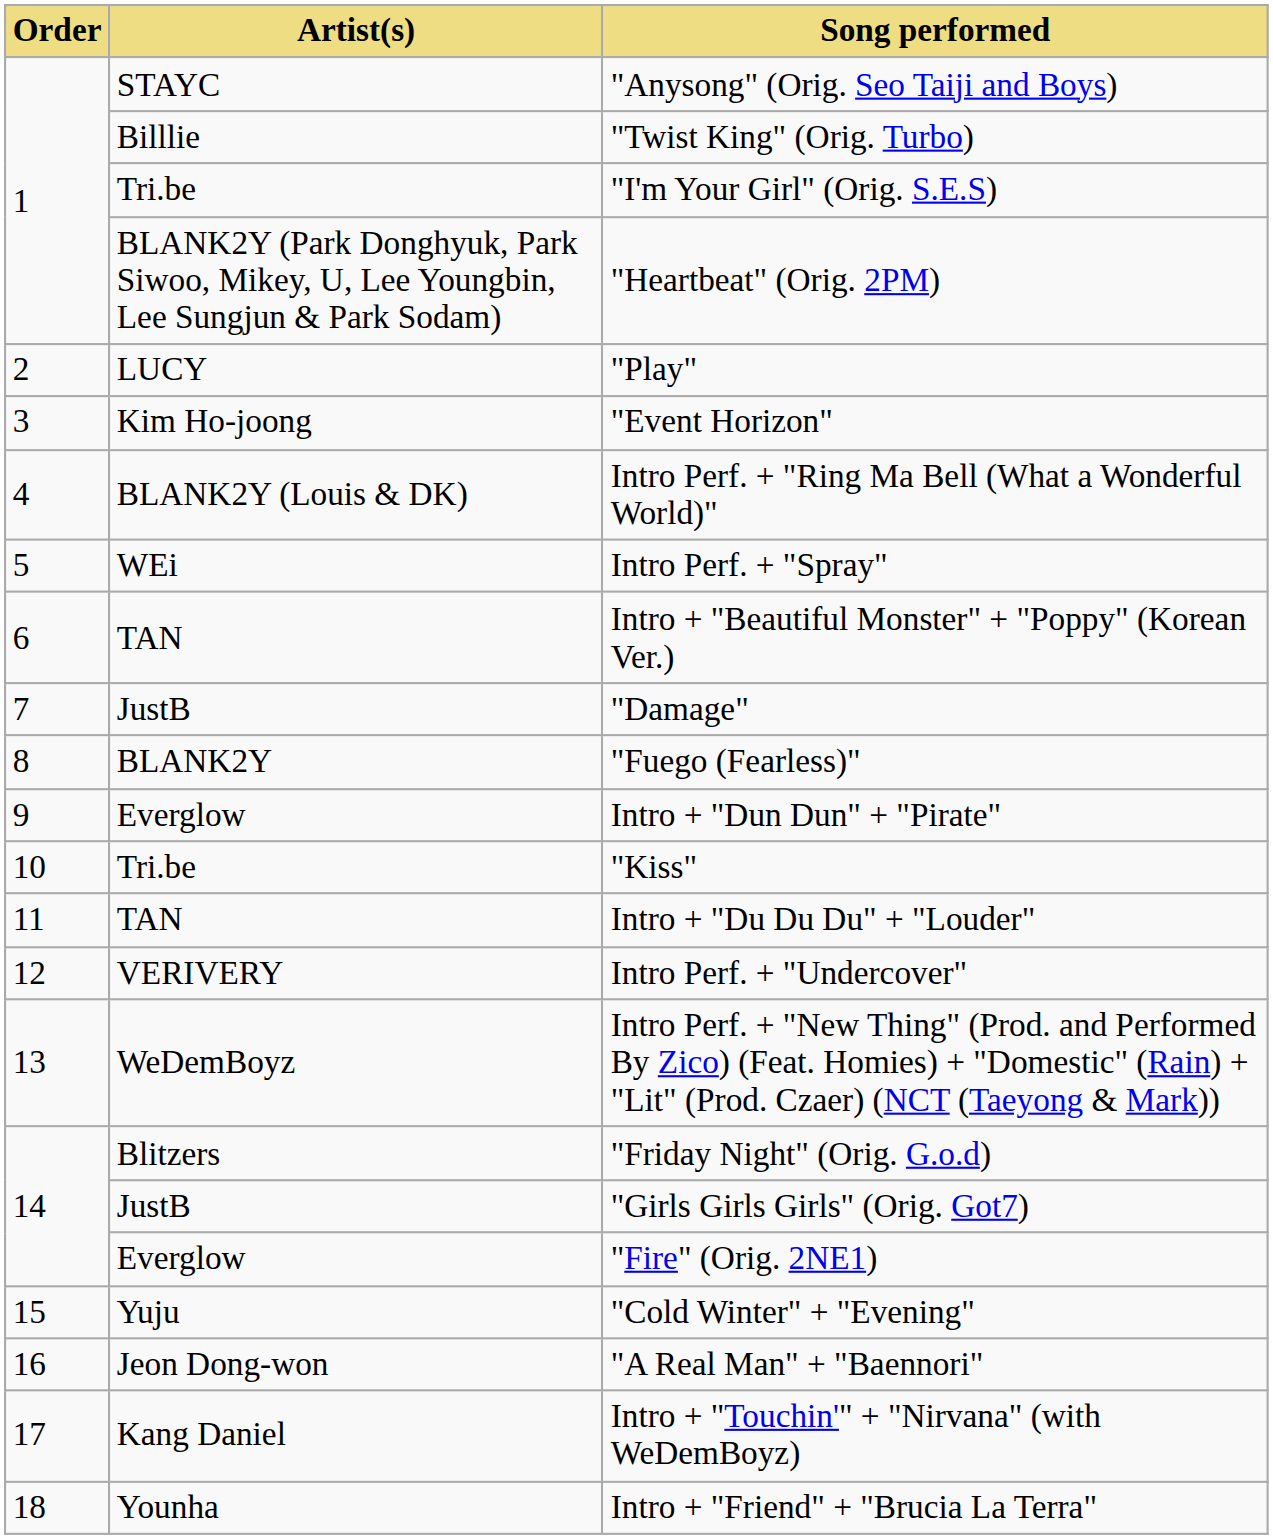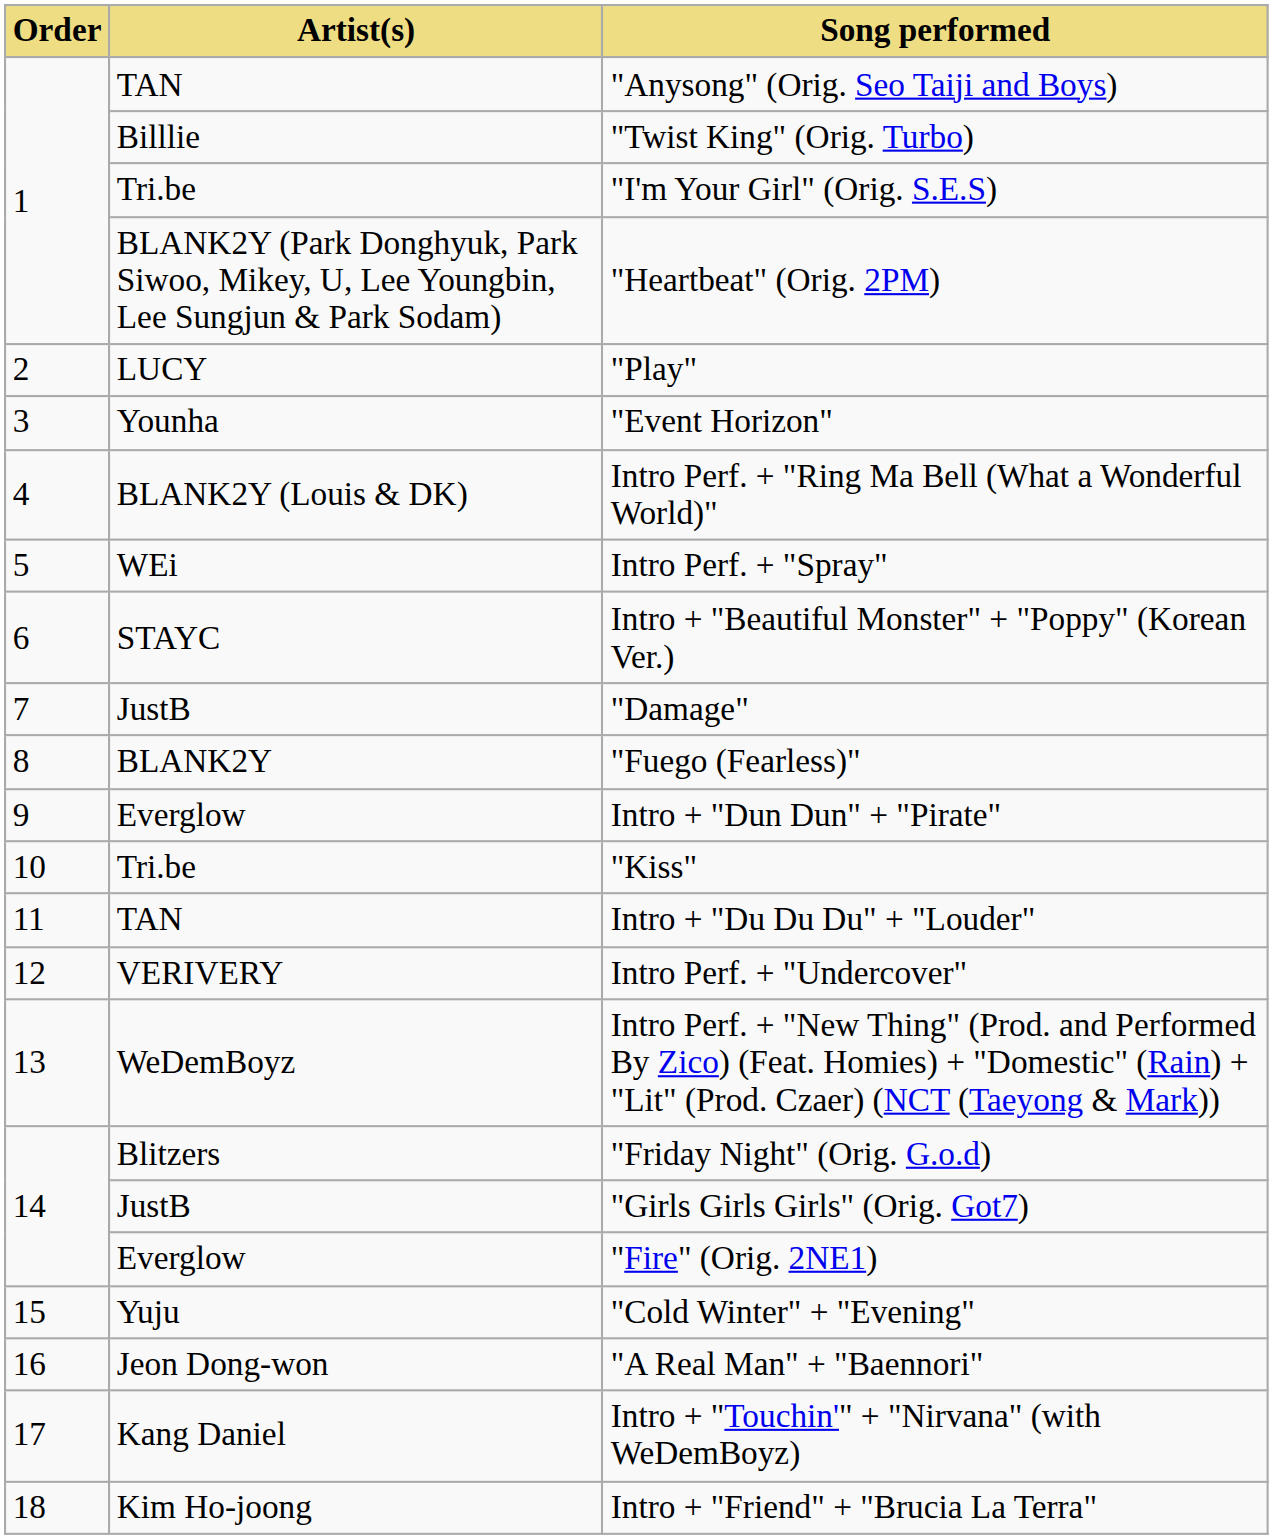(168, 83) STAYC -> (150, 83) TAN
(214, 422) Kim Ho-joong -> (168, 422) Younha
(150, 636) TAN -> (168, 636) STAYC
(168, 1506) Younha -> (214, 1506) Kim Ho-joong
